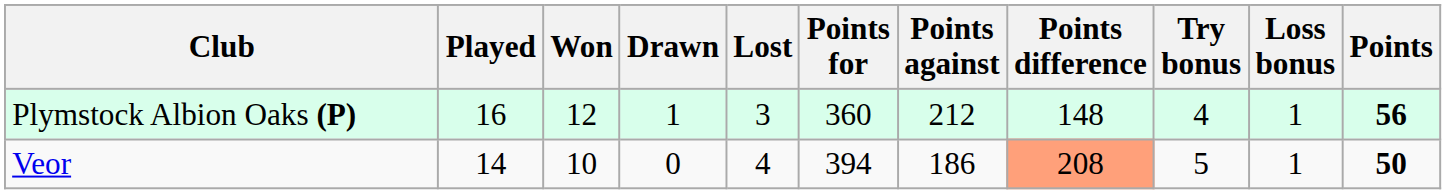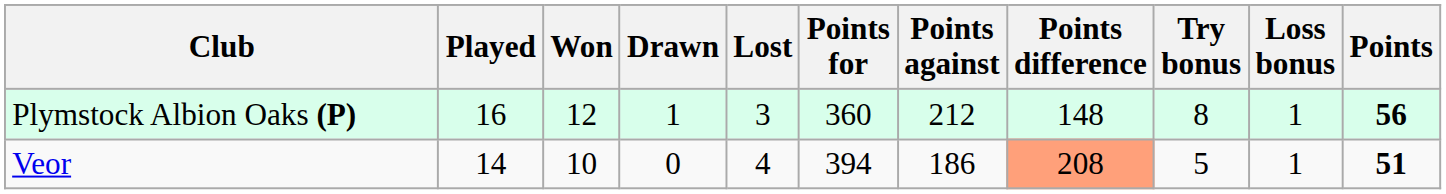(1201, 113) 4 -> (1201, 113) 8
(1391, 163) 50 -> (1391, 163) 51
